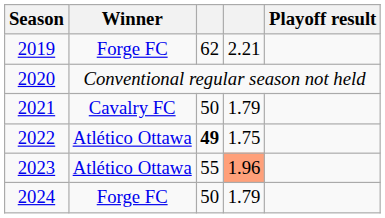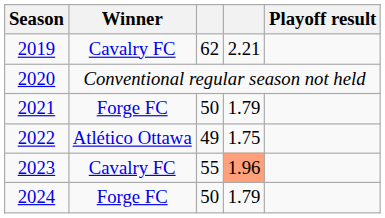(132, 49) Forge FC -> (132, 49) Cavalry FC
(132, 108) Cavalry FC -> (132, 108) Forge FC
(210, 138) bold -> (210, 138) normal
(132, 167) Atlético Ottawa -> (132, 167) Cavalry FC
